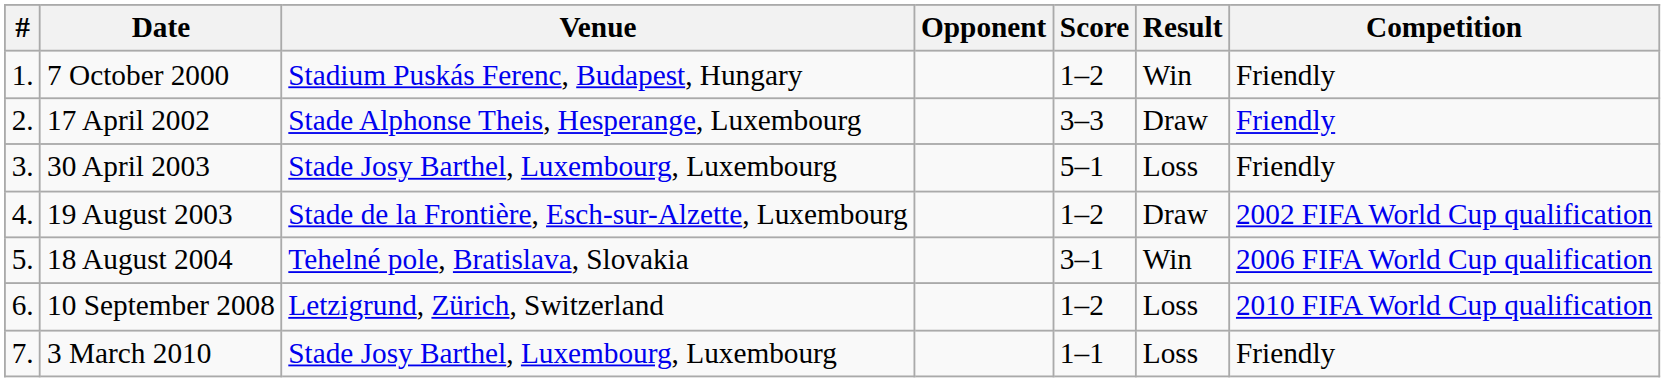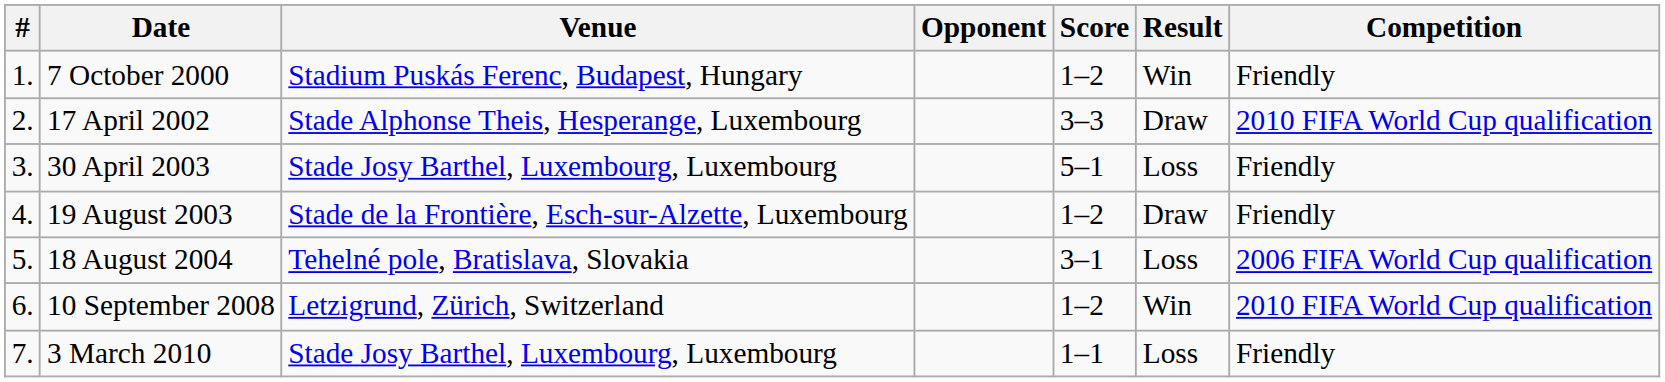(1286, 120) Friendly -> (1444, 120) 2010 FIFA World Cup qualification
(1444, 213) 2002 FIFA World Cup qualification -> (1286, 213) Friendly
(1167, 259) Win -> (1170, 259) Loss
(1170, 306) Loss -> (1167, 306) Win
